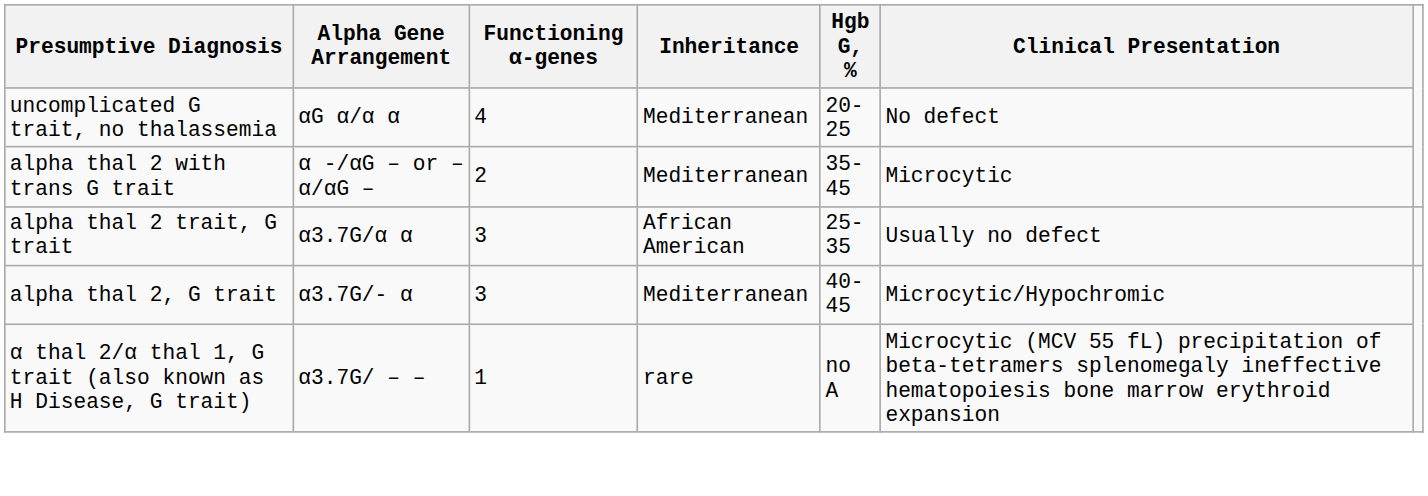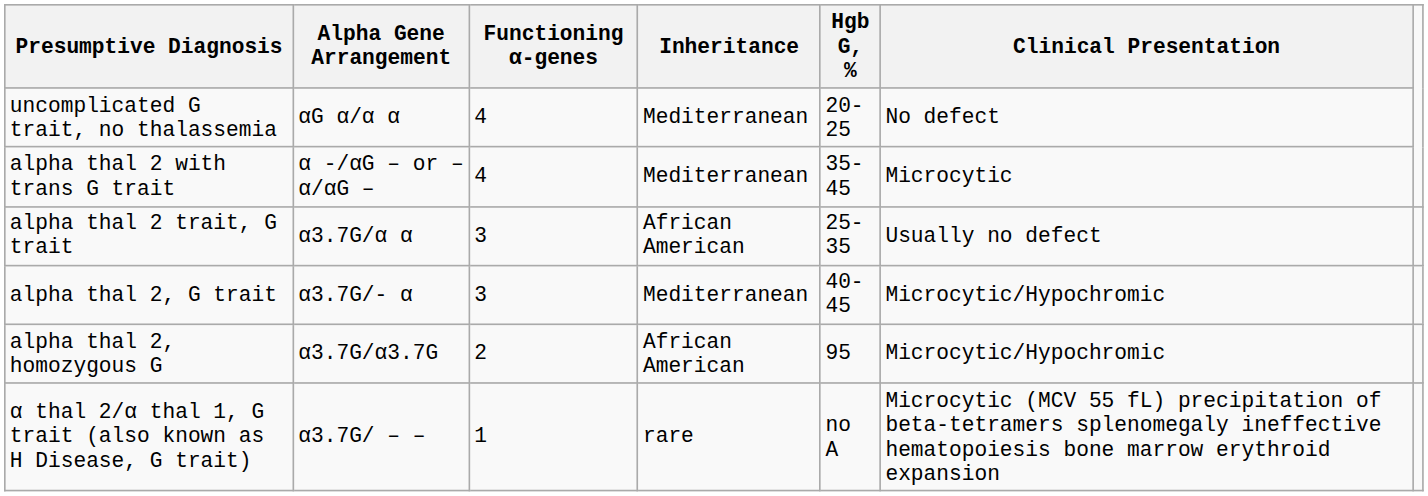(481, 177) 2 -> (481, 177) 4
+ row: (93, 354)
